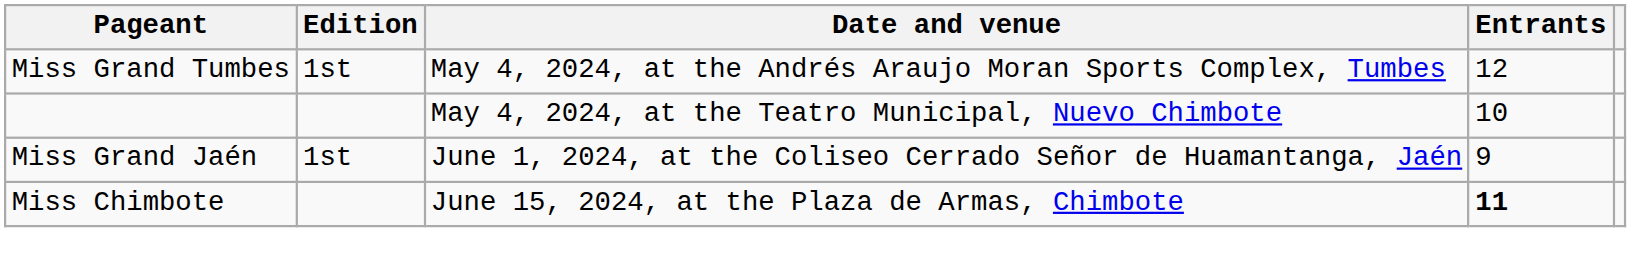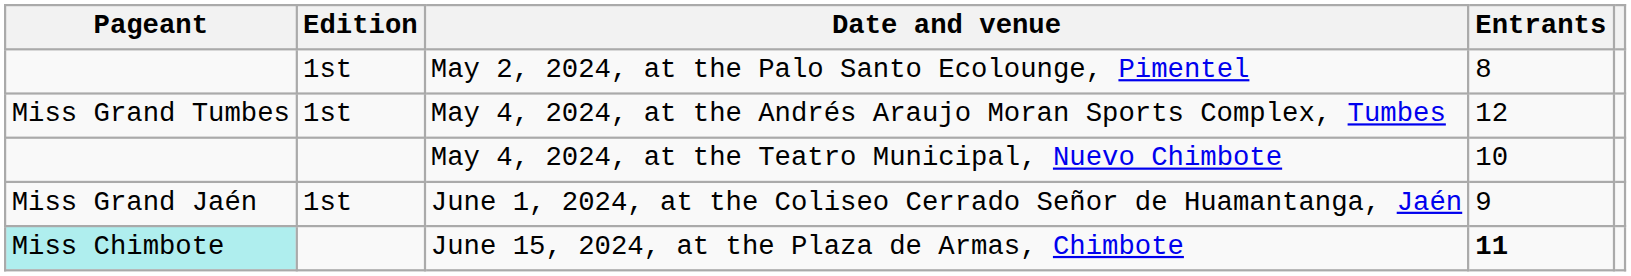+ row: (840, 72)
(118, 204) no background -> (118, 248) paleturquoise background
